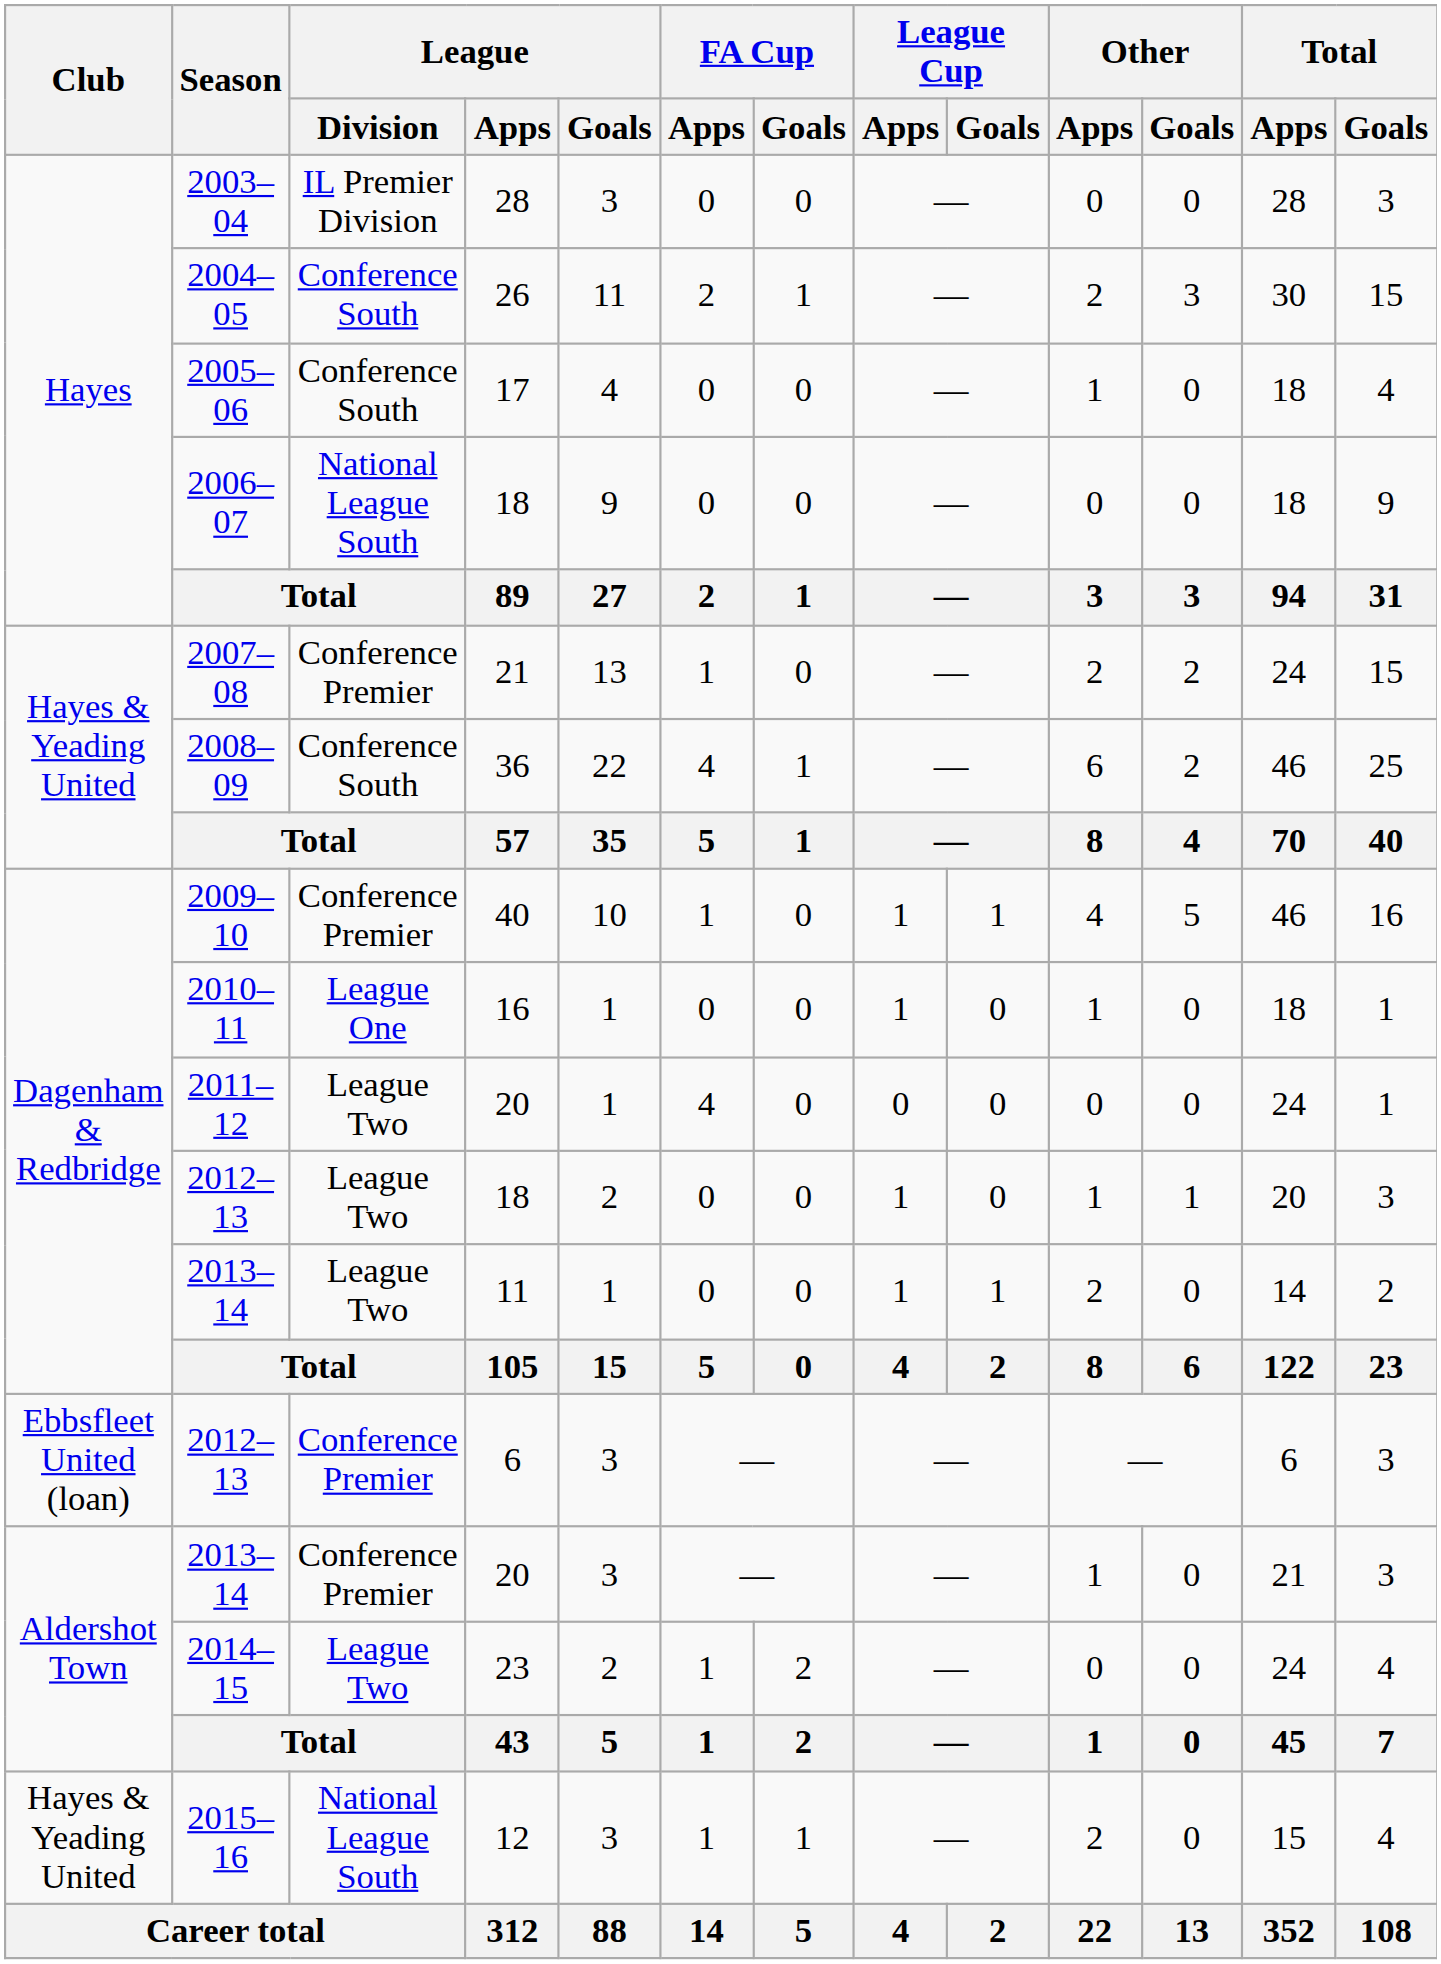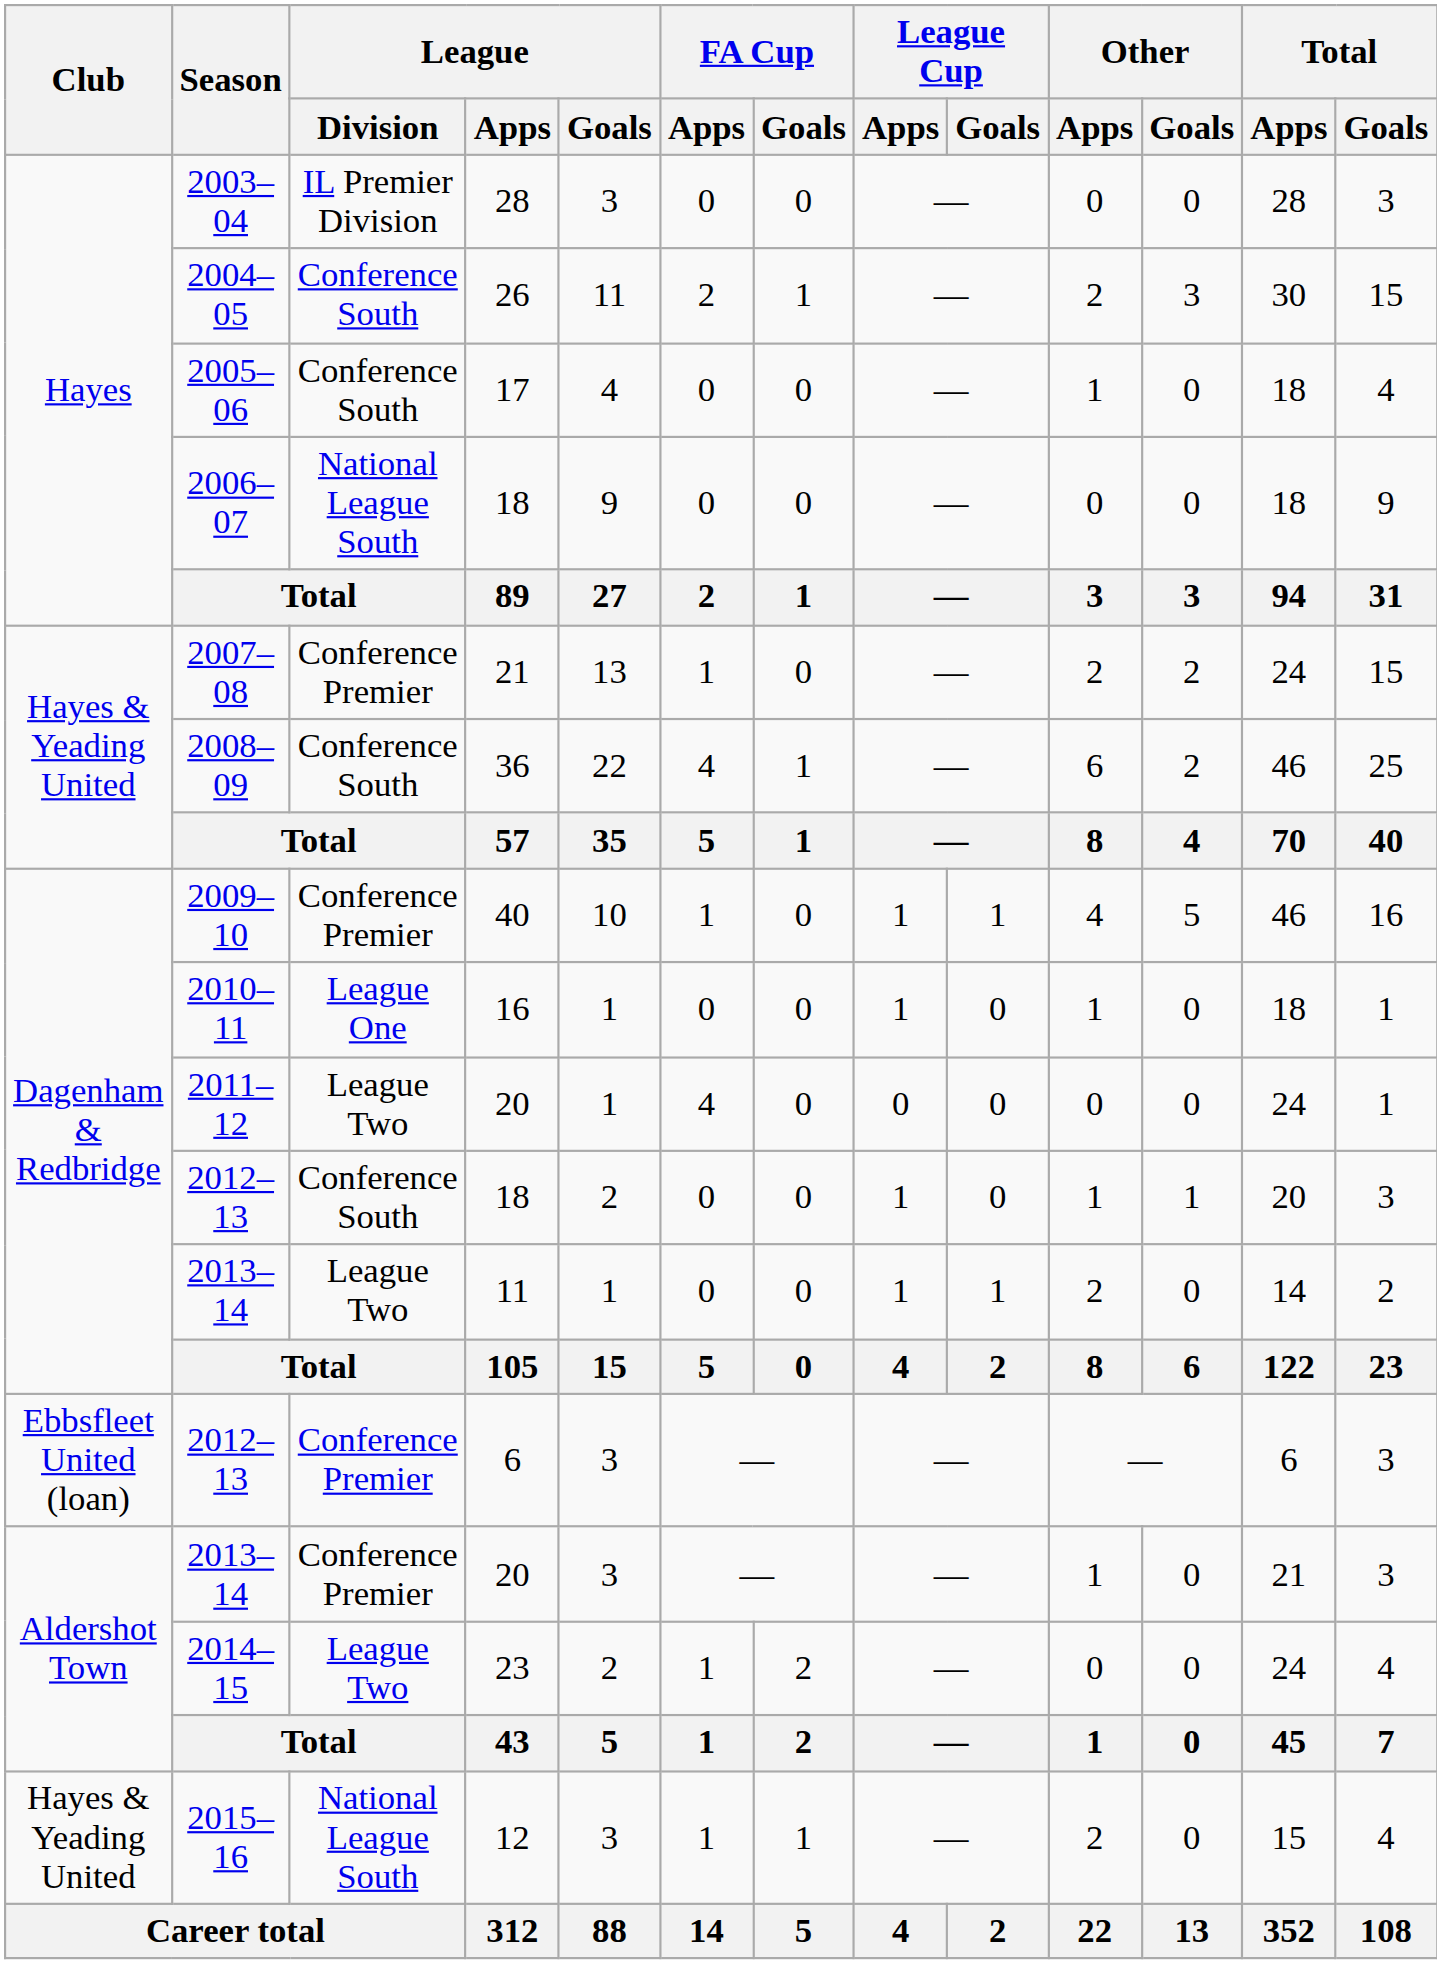(378, 1197) League Two -> (378, 1197) Conference South
